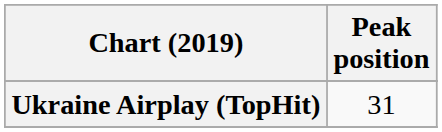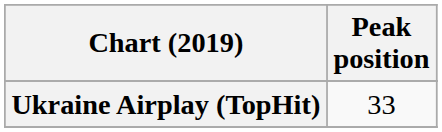(381, 103) 31 -> (381, 103) 33
